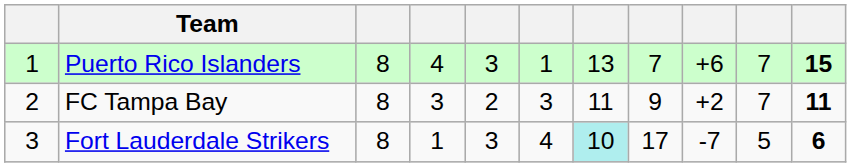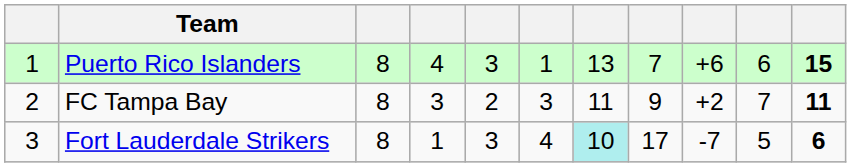(764, 63) 7 -> (764, 63) 6
